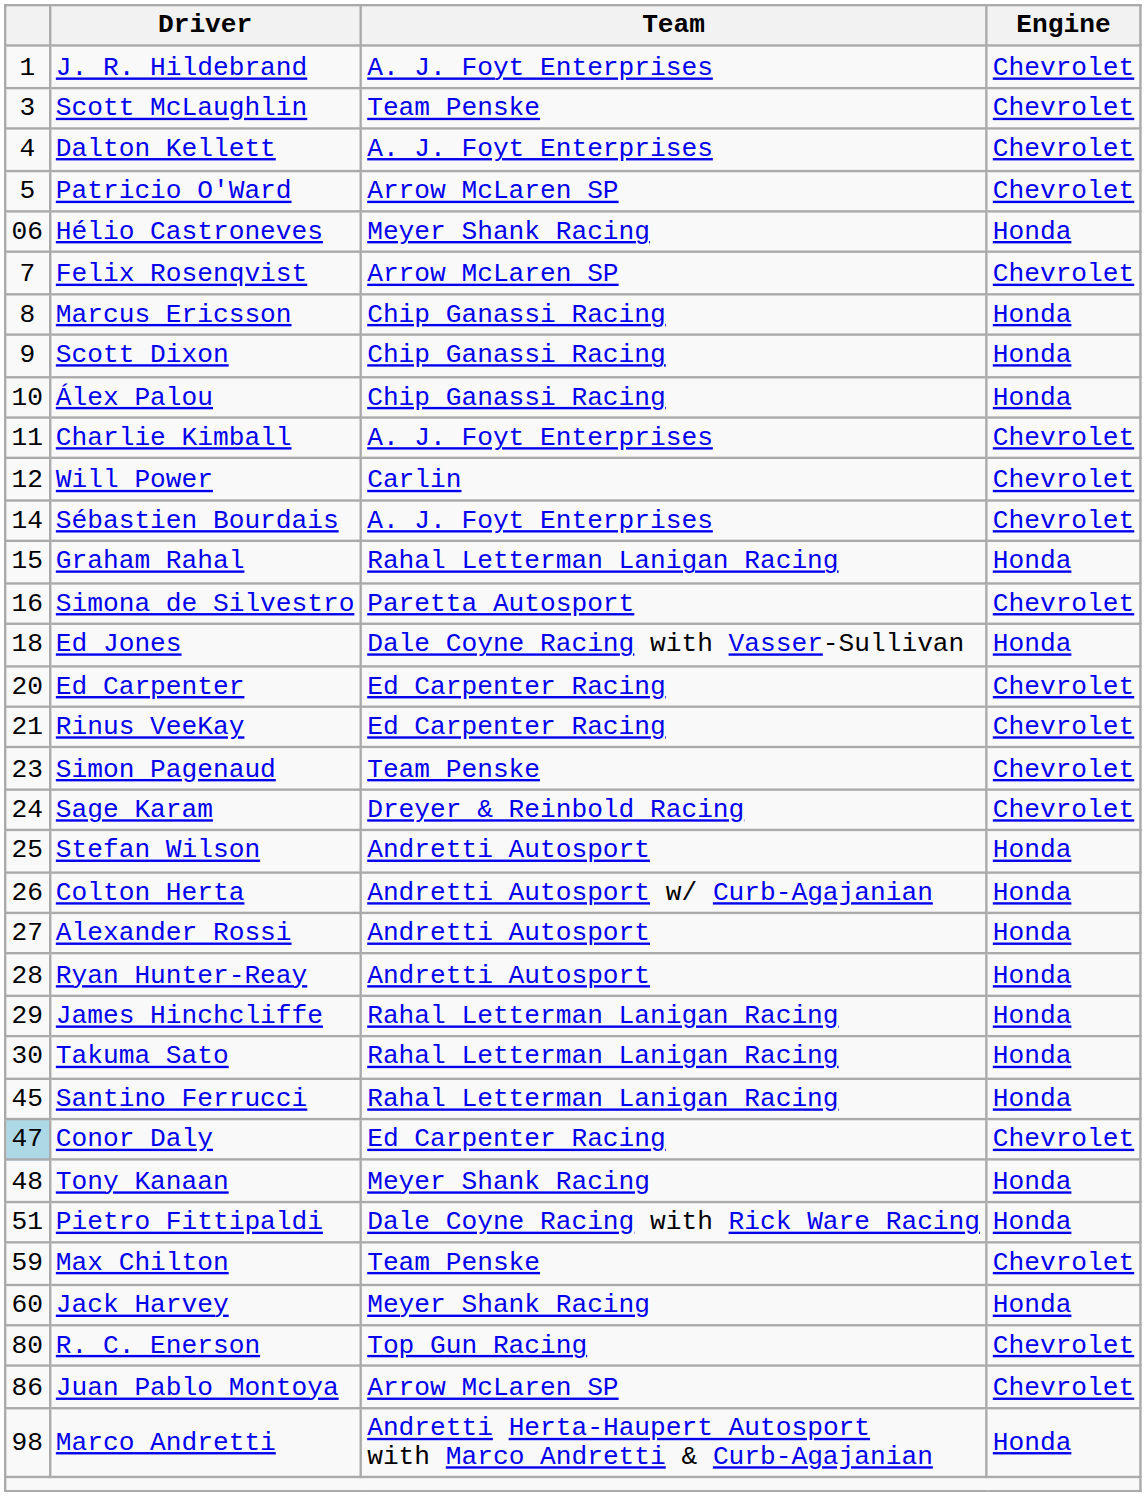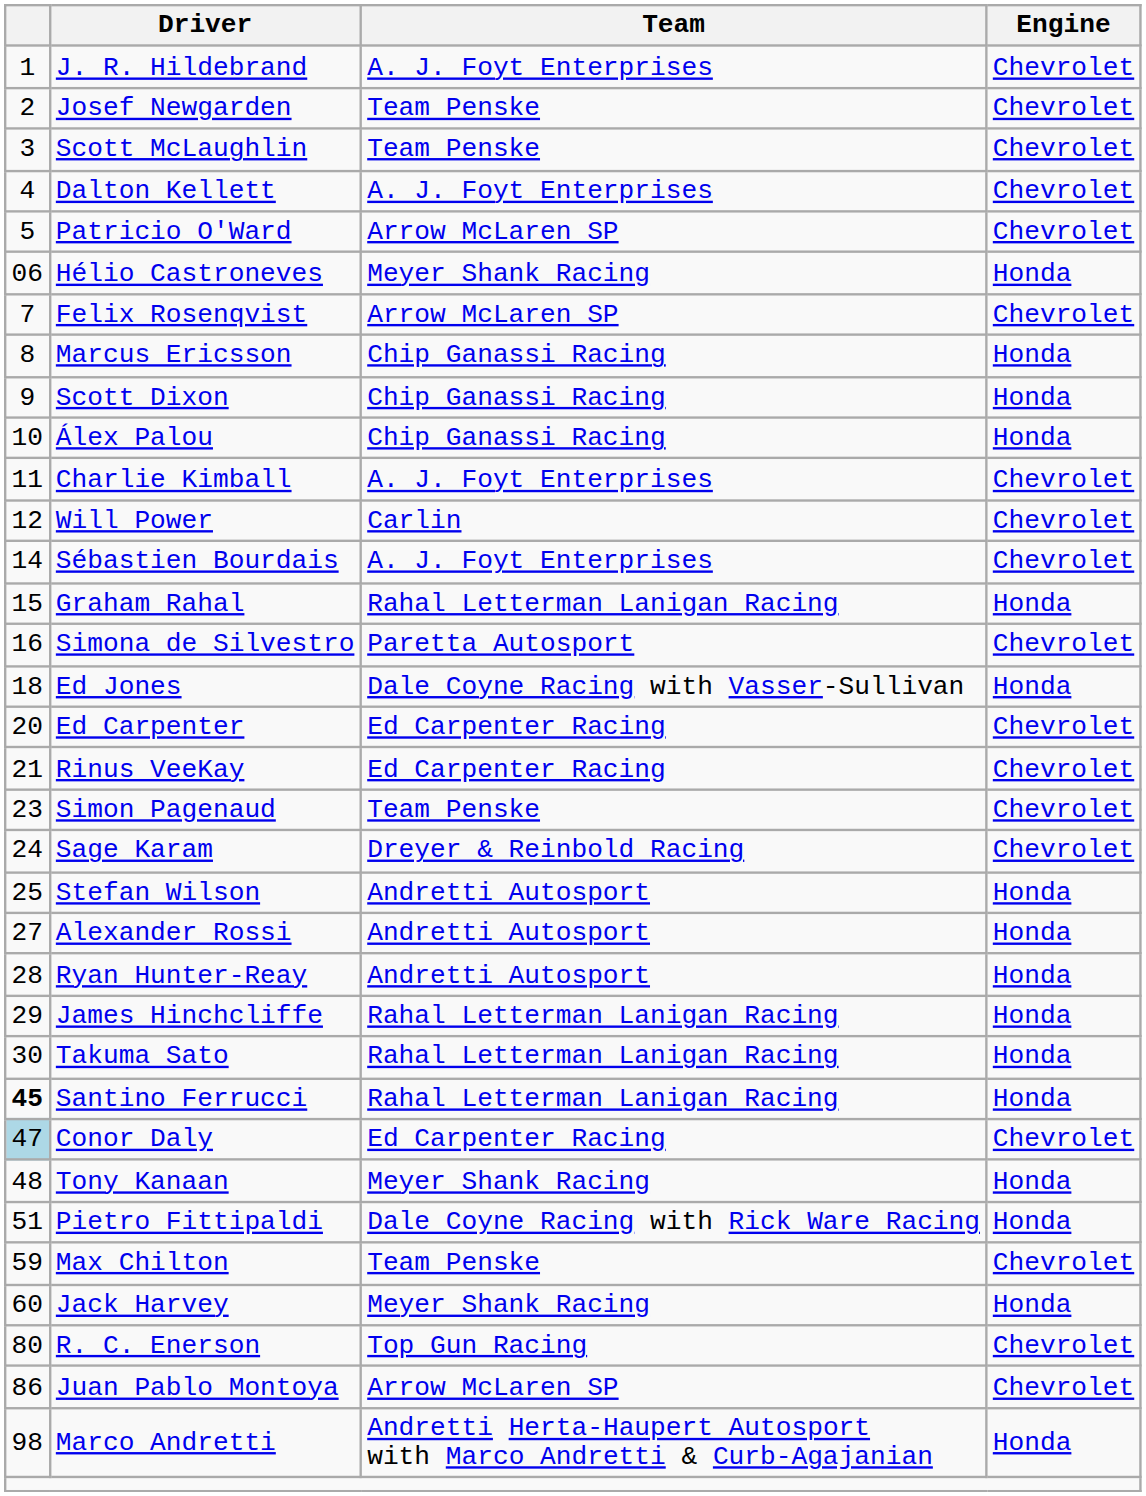+ row: (174, 108)
- row: (150, 892)
(27, 1098) normal -> (27, 1098) bold
